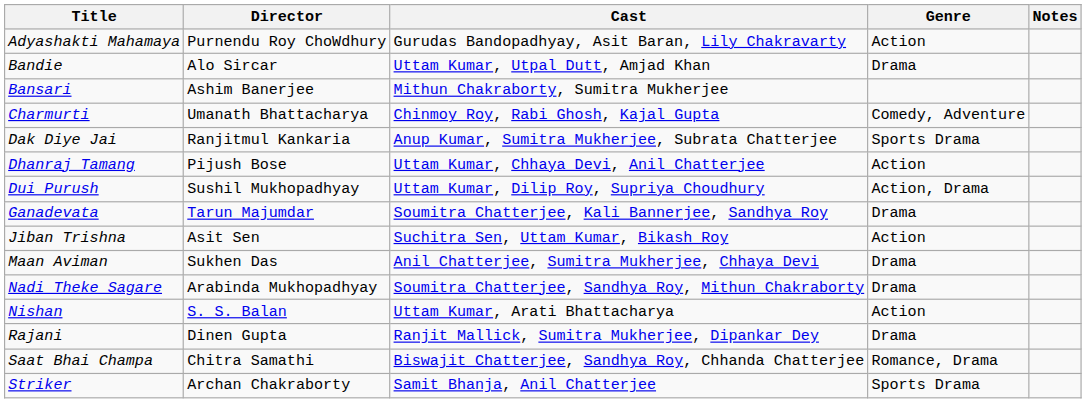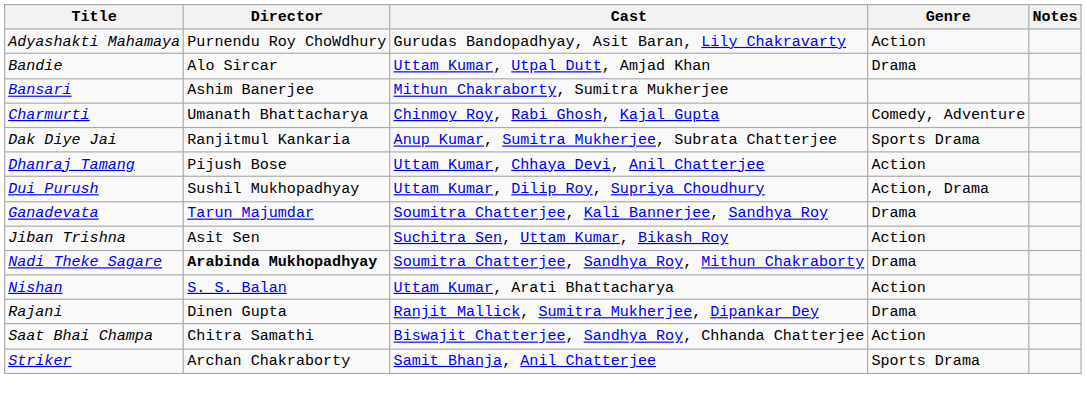- row: (58, 263)
(282, 287) normal -> (282, 263) bold
(935, 361) Romance, Drama -> (899, 336) Action
